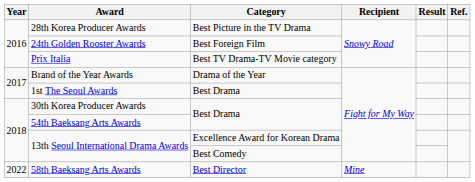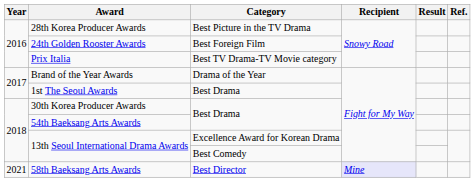(17, 169) 2022 -> (17, 169) 2021
(354, 169) no background -> (354, 169) lavender background
